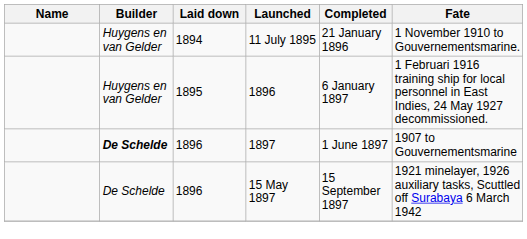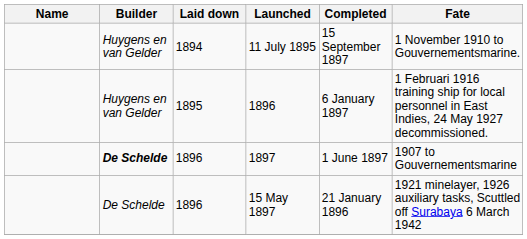(351, 39) 21 January 1896 -> (351, 46) 15 September 1897
(351, 191) 15 September 1897 -> (351, 204) 21 January 1896
